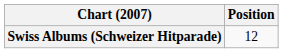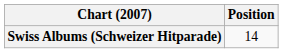(251, 36) 12 -> (251, 36) 14
